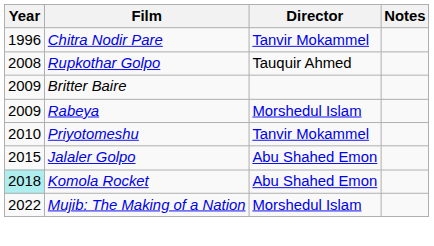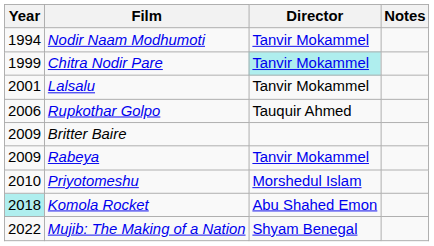+ row: (126, 39)
(24, 39) 1996 -> (24, 63) 1999
(311, 39) no background -> (311, 63) paleturquoise background
+ row: (71, 87)
(24, 63) 2008 -> (24, 110) 2006
(307, 110) Morshedul Islam -> (311, 157) Tanvir Mokammel
(311, 134) Tanvir Mokammel -> (307, 181) Morshedul Islam
- row: (92, 157)
(307, 205) Morshedul Islam -> (305, 228) Shyam Benegal
